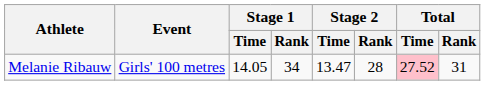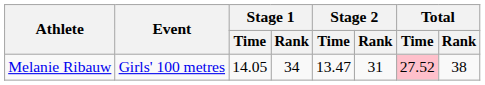(375, 67) 28 -> (375, 67) 31
(459, 67) 31 -> (459, 67) 38
